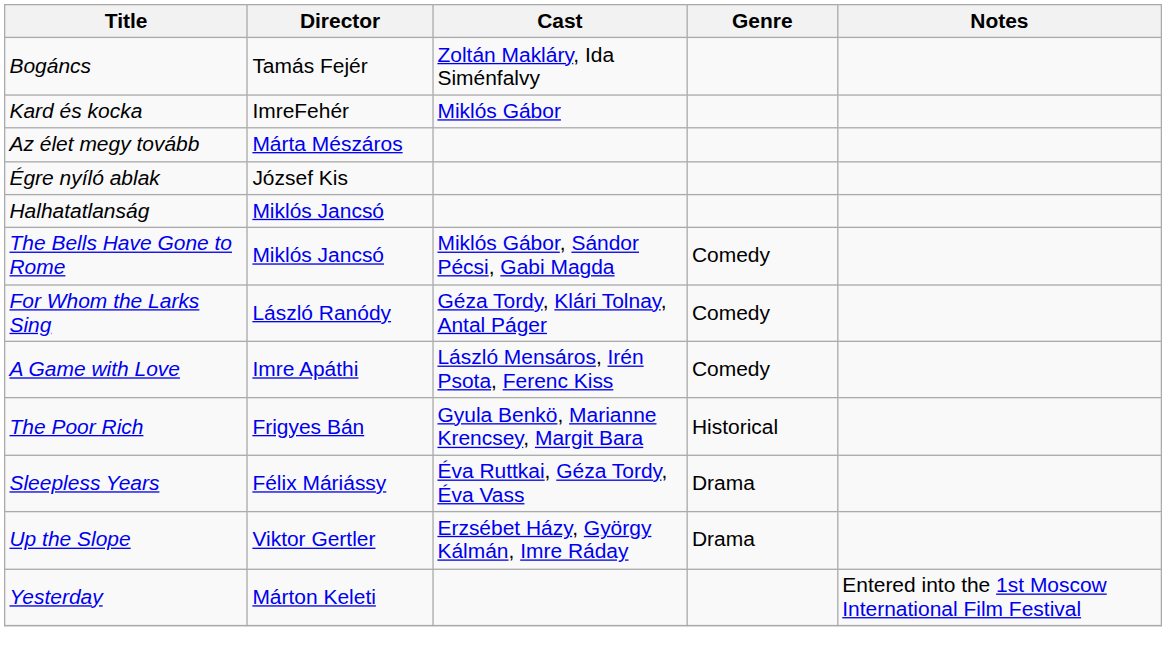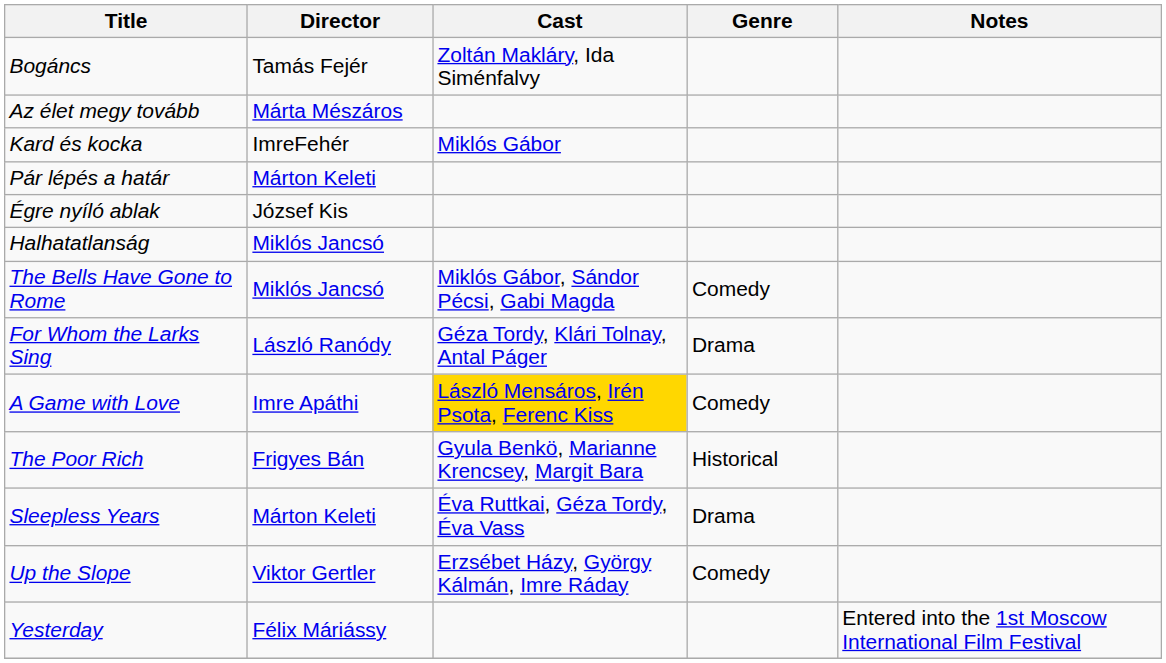rows swapped: (104, 144) <-> (76, 111)
+ row: (89, 177)
(731, 312) Comedy -> (723, 346) Drama
(541, 369) no background -> (541, 402) gold background
(319, 483) Félix Máriássy -> (314, 516) Márton Keleti
(723, 540) Drama -> (731, 573) Comedy
(314, 596) Márton Keleti -> (319, 630) Félix Máriássy
